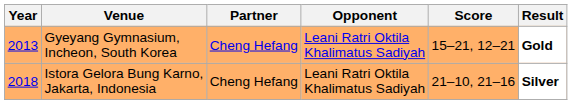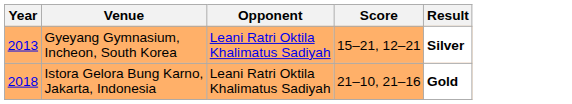- column: (254, 16)
(537, 45) Gold -> (446, 45) Silver
(540, 82) Silver -> (443, 82) Gold
